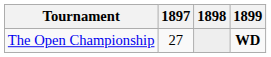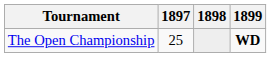(176, 40) 27 -> (176, 40) 25
